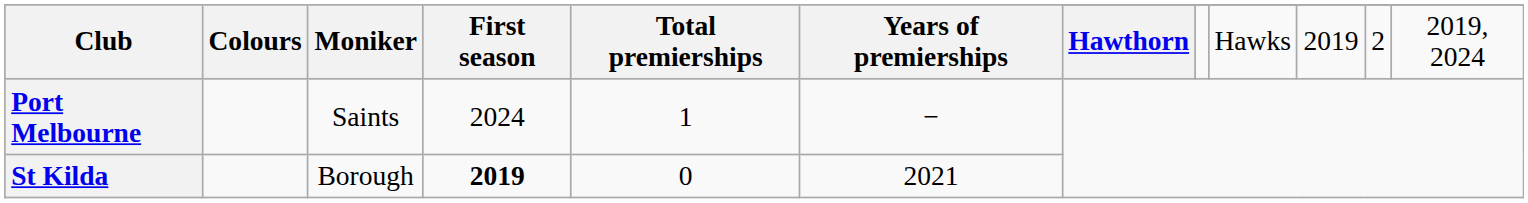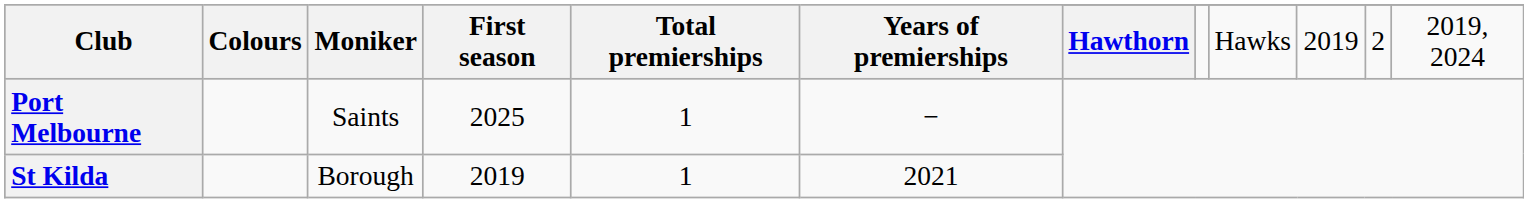(497, 116) 2024 -> (497, 116) 2025
(497, 175) bold -> (497, 175) normal
(686, 175) 0 -> (686, 175) 1
